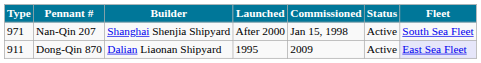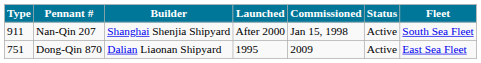(15, 31) 971 -> (15, 31) 911
(15, 49) 911 -> (15, 49) 751
(435, 49) lavender background -> (435, 49) no background
